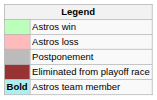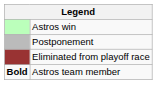- row: (55, 42)
(17, 87) paleturquoise background -> (17, 72) no background
